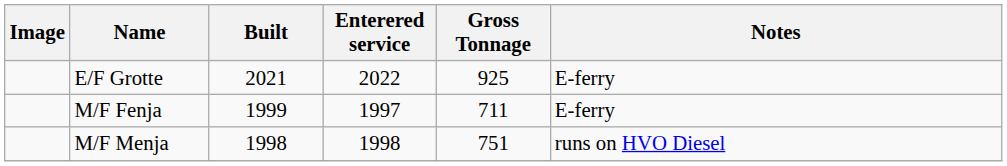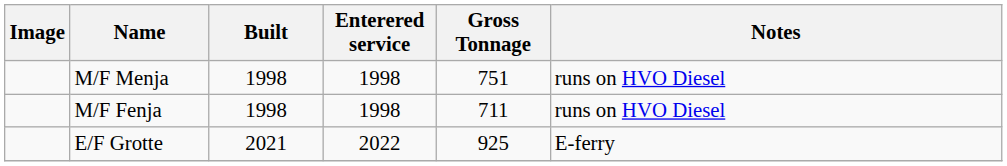rows swapped: (122, 143) <-> (119, 77)
(266, 110) 1999 -> (266, 110) 1998
(380, 110) 1997 -> (380, 110) 1998
(585, 110) E-ferry -> (640, 110) runs on HVO Diesel
